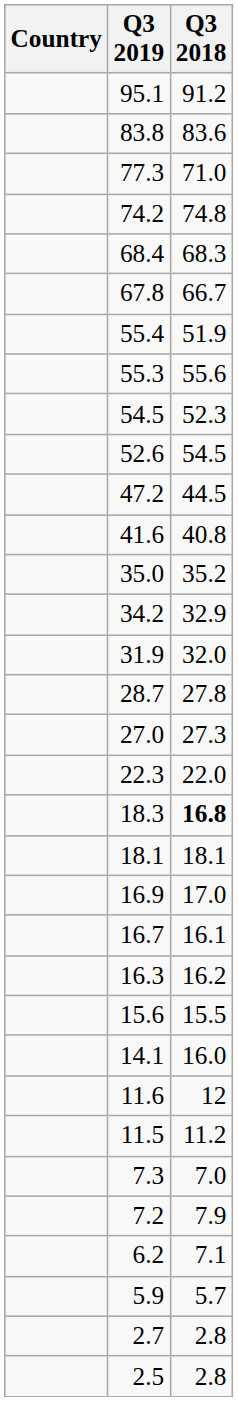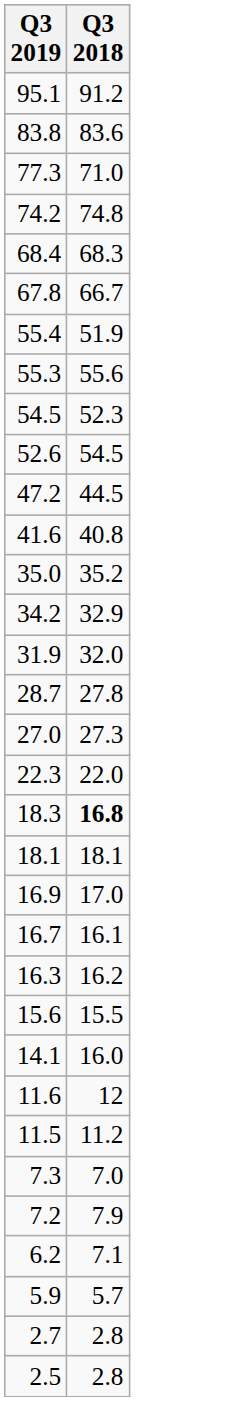- column: (56, 38)
